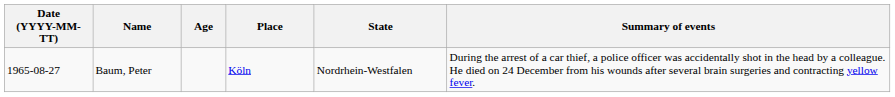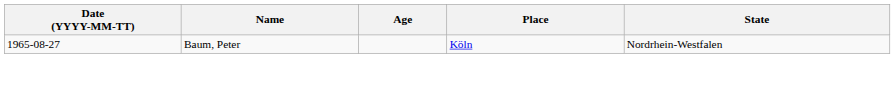- column: (668, 26)
